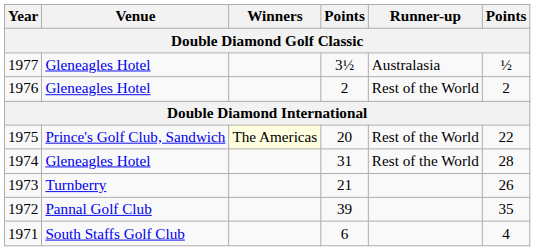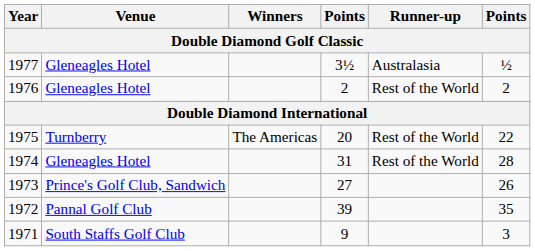(135, 137) Prince's Golf Club, Sandwich -> (76, 137) Turnberry
(275, 137) lightyellow background -> (275, 137) no background
(76, 185) Turnberry -> (135, 185) Prince's Golf Club, Sandwich
(345, 185) 21 -> (345, 185) 27
(345, 233) 6 -> (345, 233) 9
(506, 233) 4 -> (506, 233) 3
